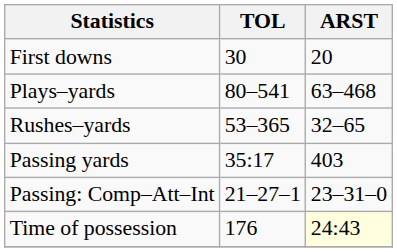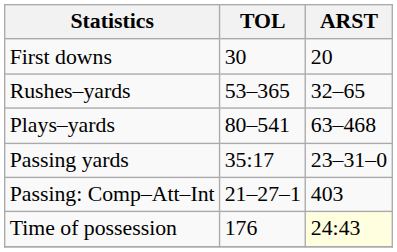rows swapped: (62, 90) <-> (70, 125)
(327, 159) 403 -> (349, 159) 23–31–0
(349, 194) 23–31–0 -> (327, 194) 403
